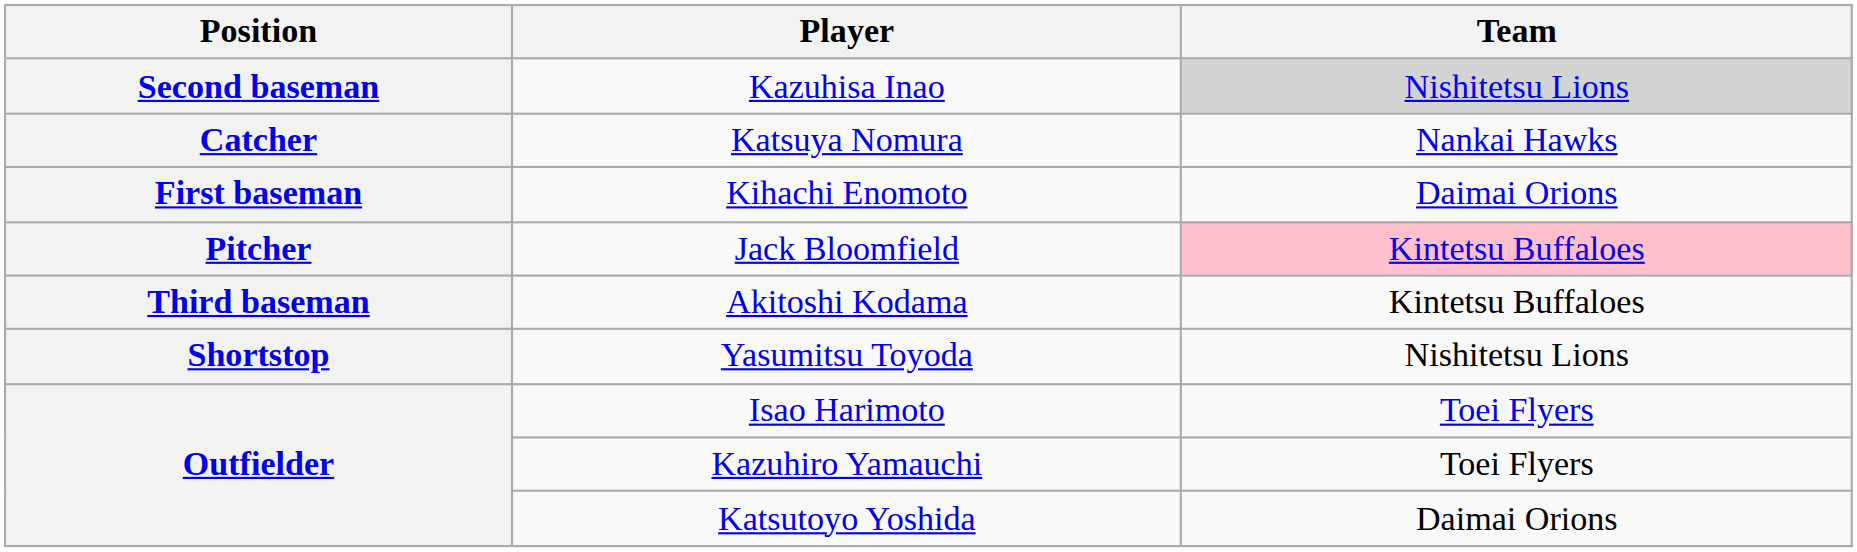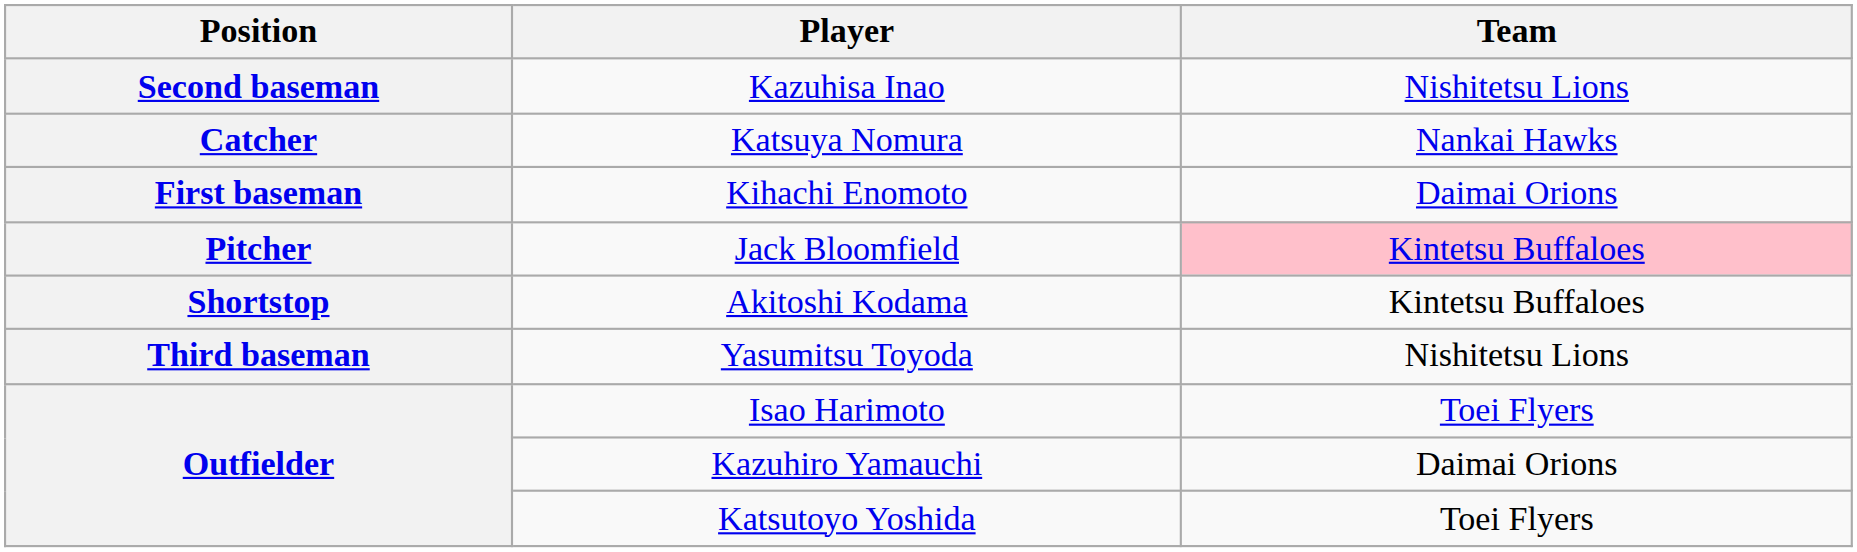(1517, 85) lightgrey background -> (1517, 85) no background
(258, 301) Third baseman -> (258, 301) Shortstop
(258, 355) Shortstop -> (258, 355) Third baseman
(1517, 463) Toei Flyers -> (1517, 463) Daimai Orions
(1517, 517) Daimai Orions -> (1517, 517) Toei Flyers
